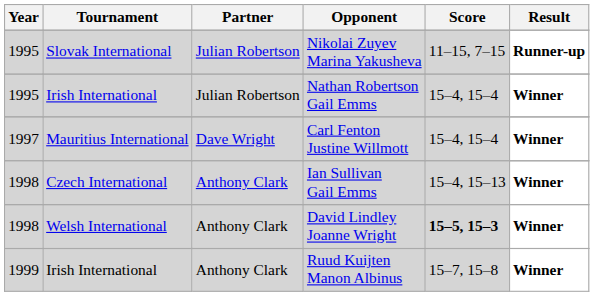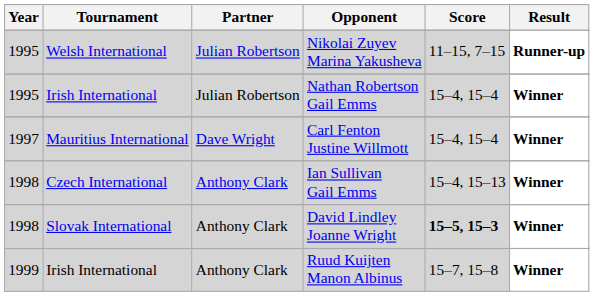(109, 52) Slovak International -> (106, 52) Welsh International
(106, 226) Welsh International -> (109, 226) Slovak International
